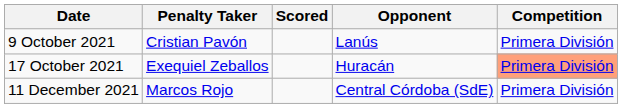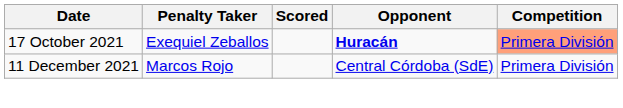- row: (62, 41)
(365, 66) normal -> (367, 41) bold
